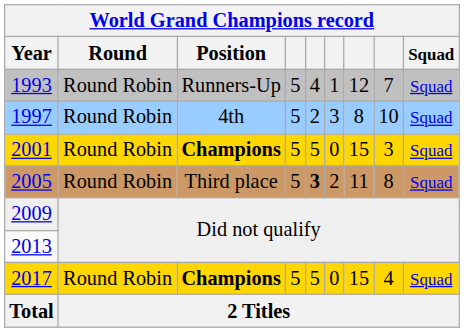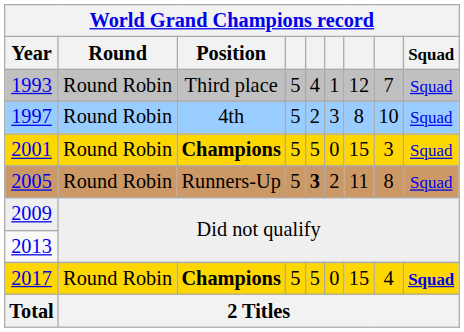(231, 85) Runners-Up -> (231, 85) Third place
(231, 181) Third place -> (231, 181) Runners-Up
(431, 279) normal -> (431, 278) bold
